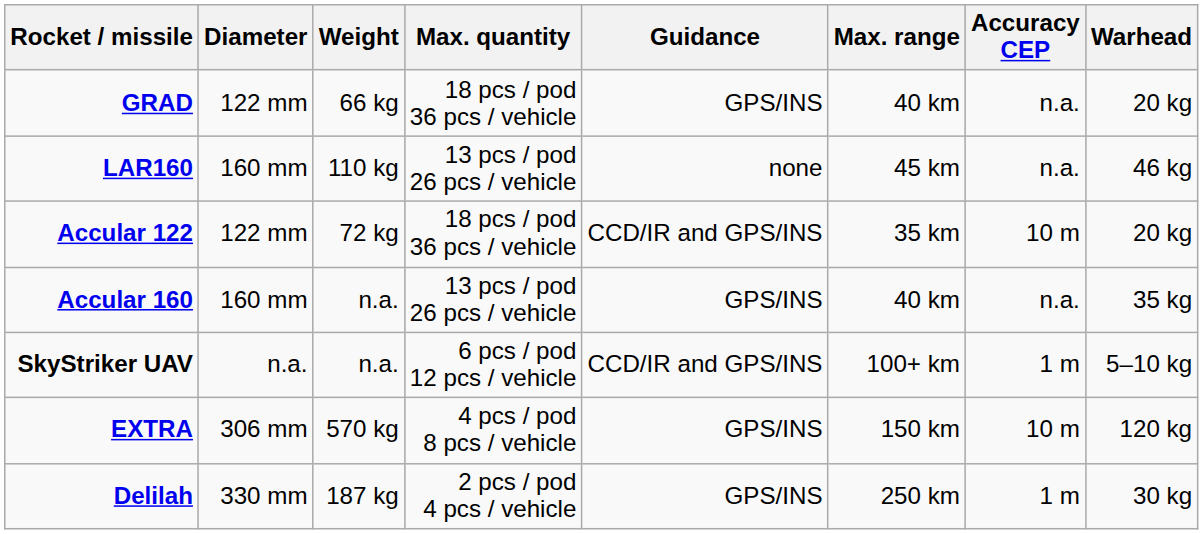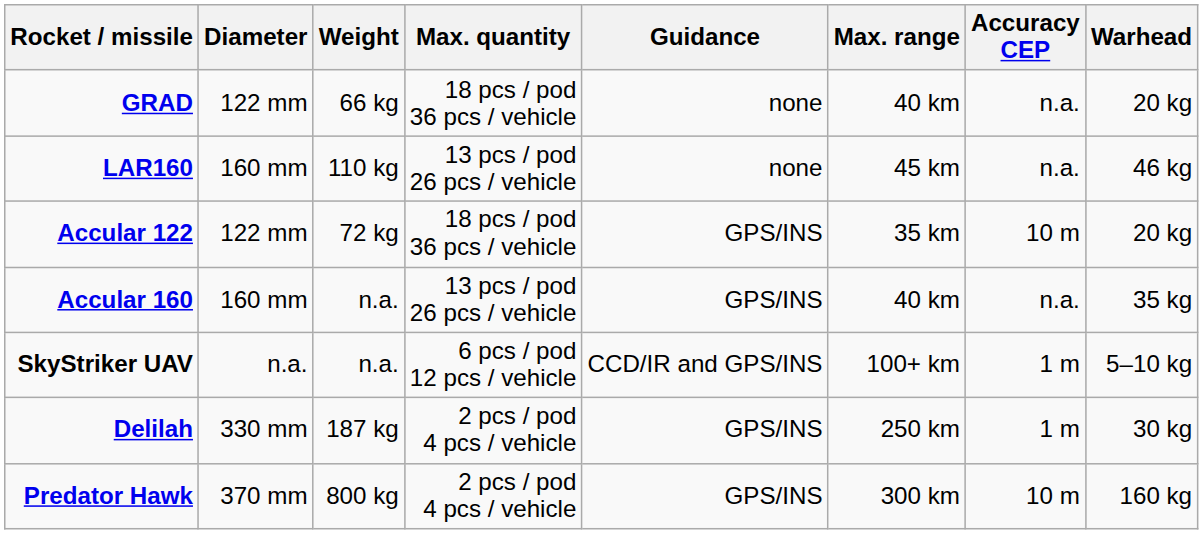(773, 102) GPS/INS -> (796, 102) none
(705, 233) CCD/IR and GPS/INS -> (773, 233) GPS/INS
- row: (152, 430)
+ row: (108, 495)
